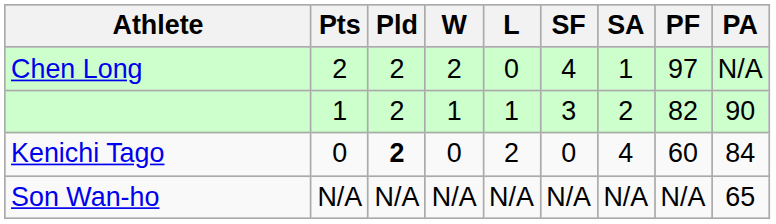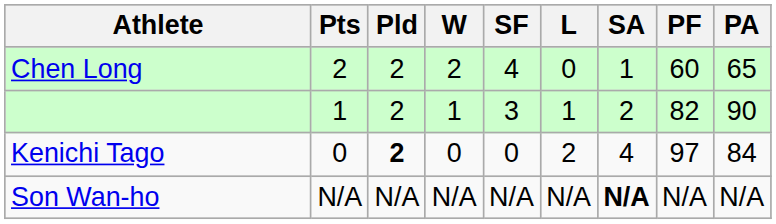columns swapped: (511, 25) <-> (569, 25)
(683, 68) 97 -> (685, 68) 60
(740, 68) N/A -> (742, 68) 65
(683, 153) 60 -> (685, 153) 97
(626, 196) normal -> (627, 196) bold
(740, 196) 65 -> (742, 196) N/A
